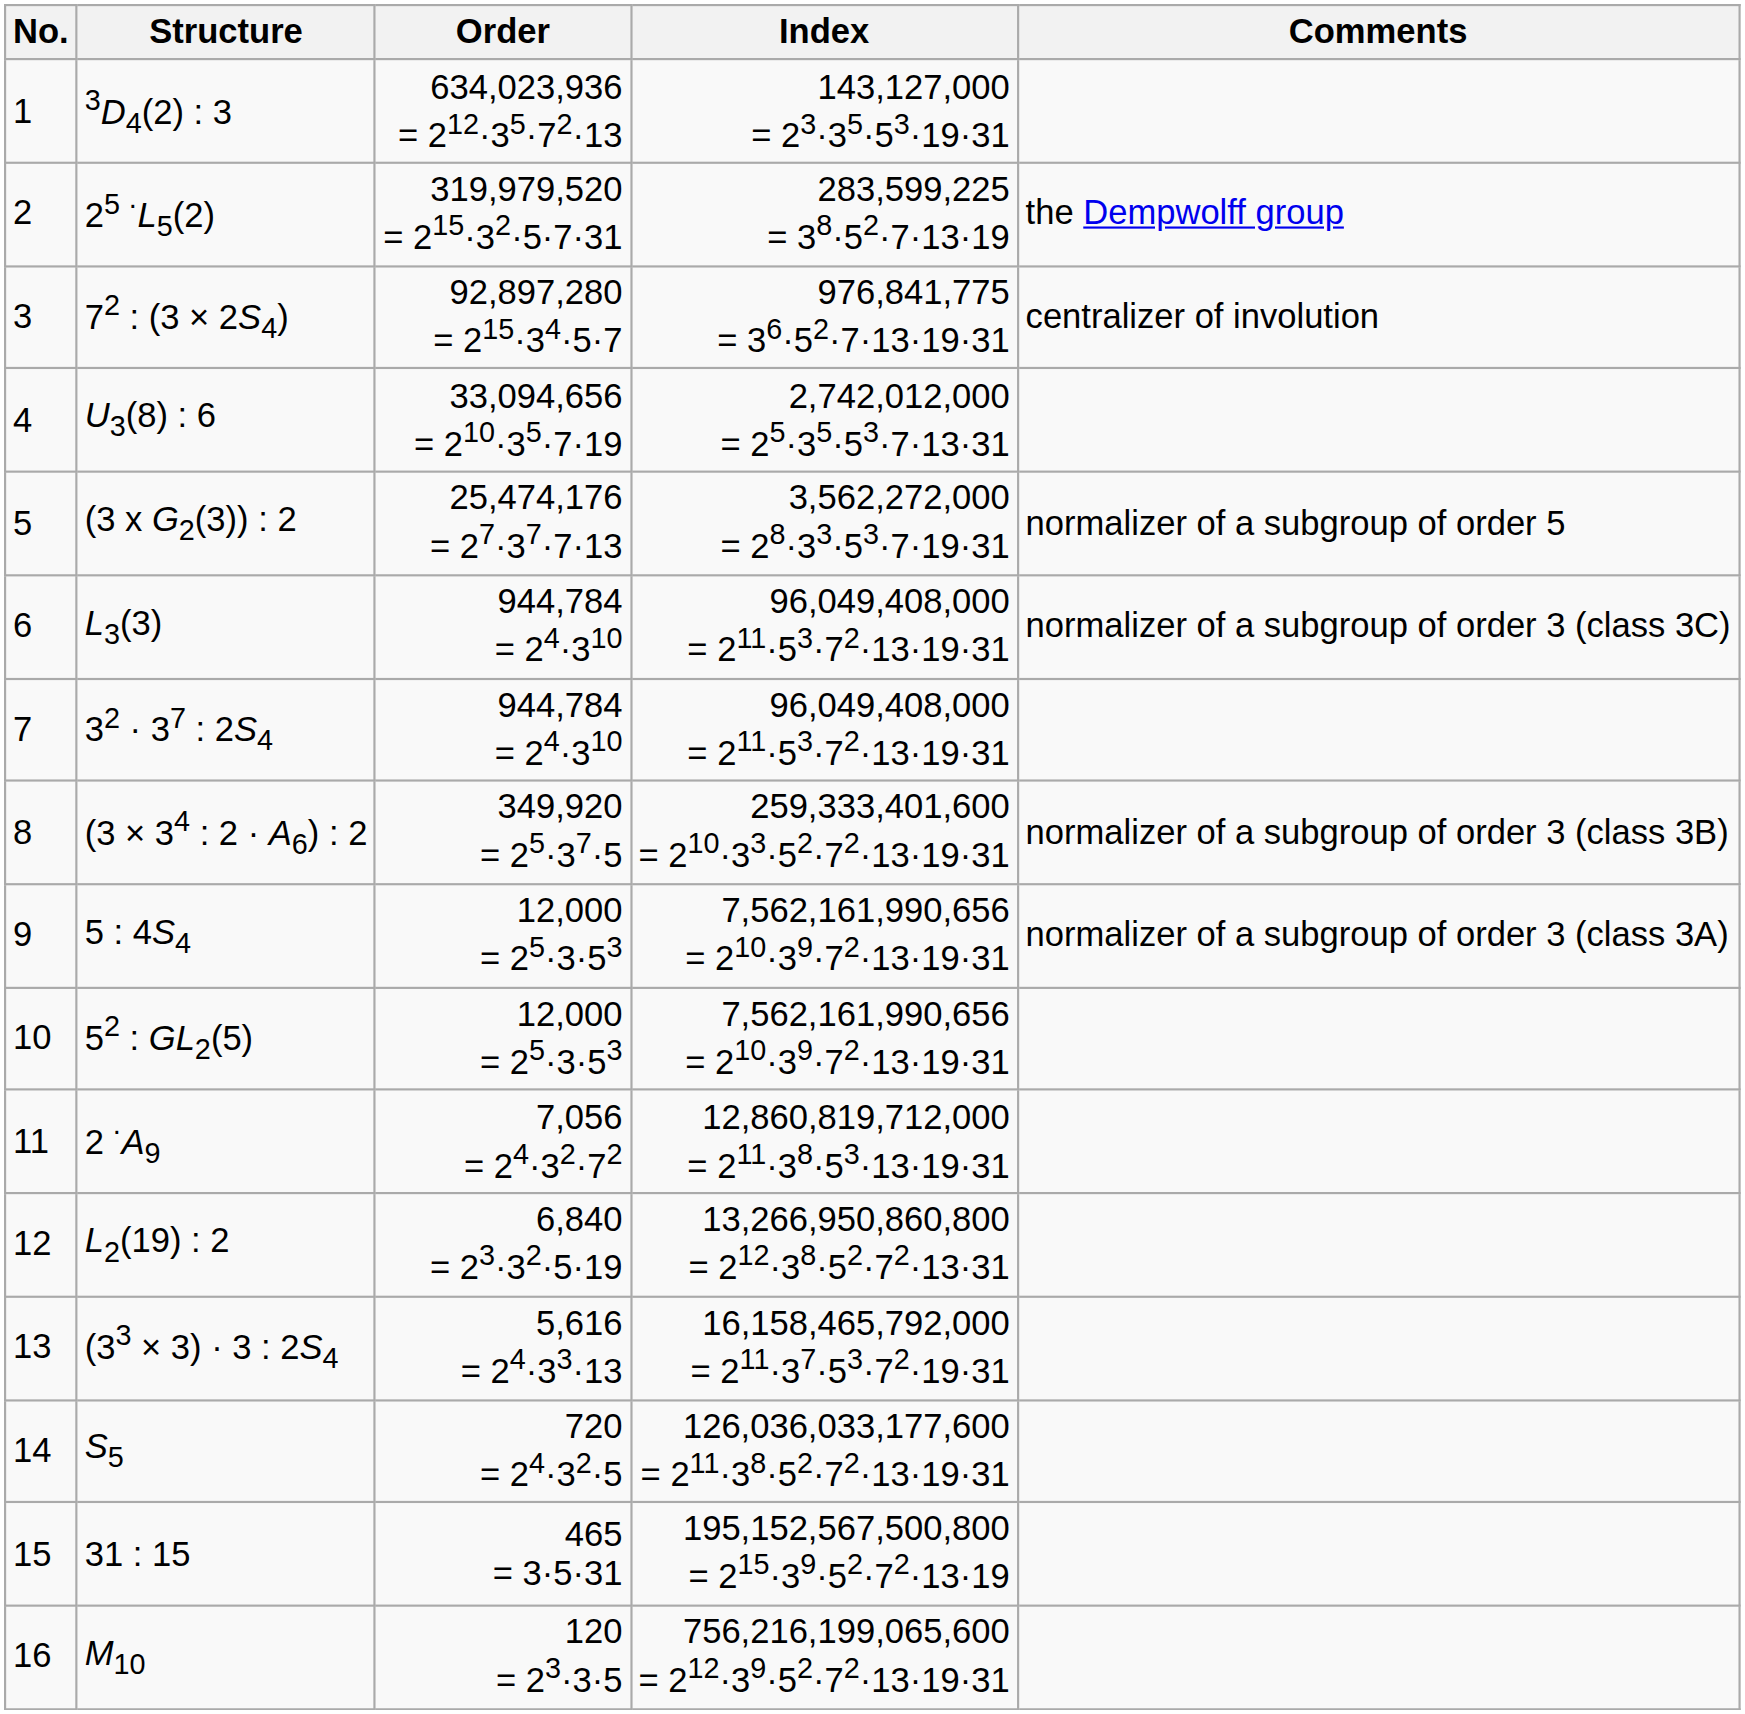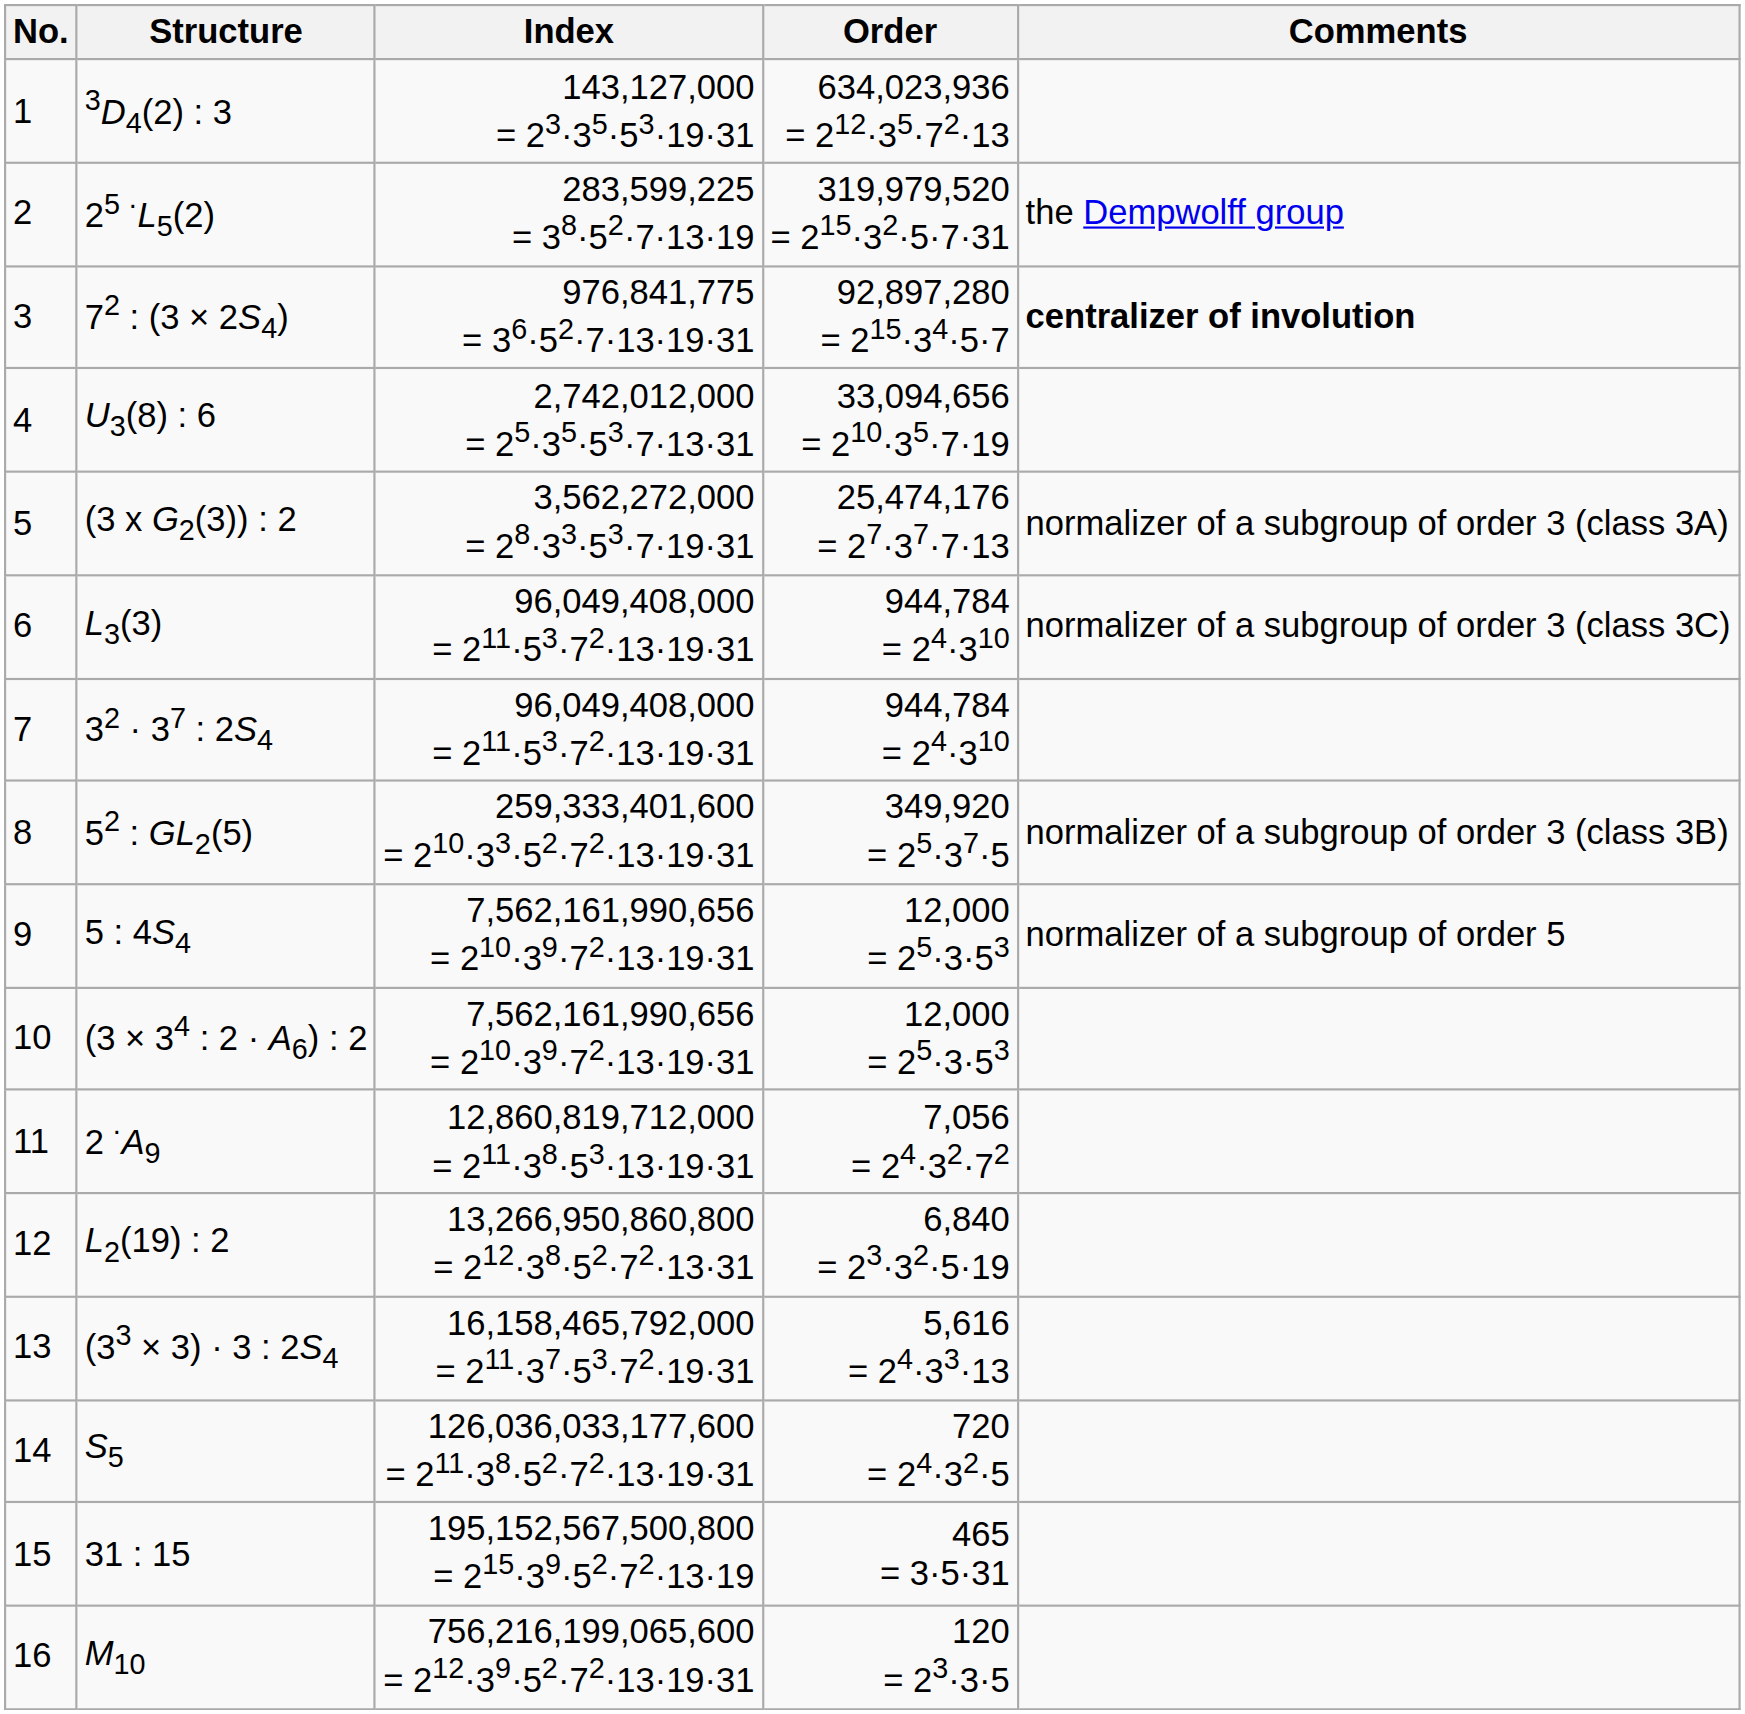columns swapped: (503, 31) <-> (824, 31)
(1202, 316) normal -> (1221, 316) bold
(1296, 522) normalizer of a subgroup of order 5 -> (1377, 522) normalizer of a subgroup of order 3 (class 3A)
(226, 833) (3 × 34 : 2 · A6) : 2 -> (169, 833) 52 : GL2(5)
(1377, 935) normalizer of a subgroup of order 3 (class 3A) -> (1296, 935) normalizer of a subgroup of order 5
(169, 1039) 52 : GL2(5) -> (226, 1039) (3 × 34 : 2 · A6) : 2
